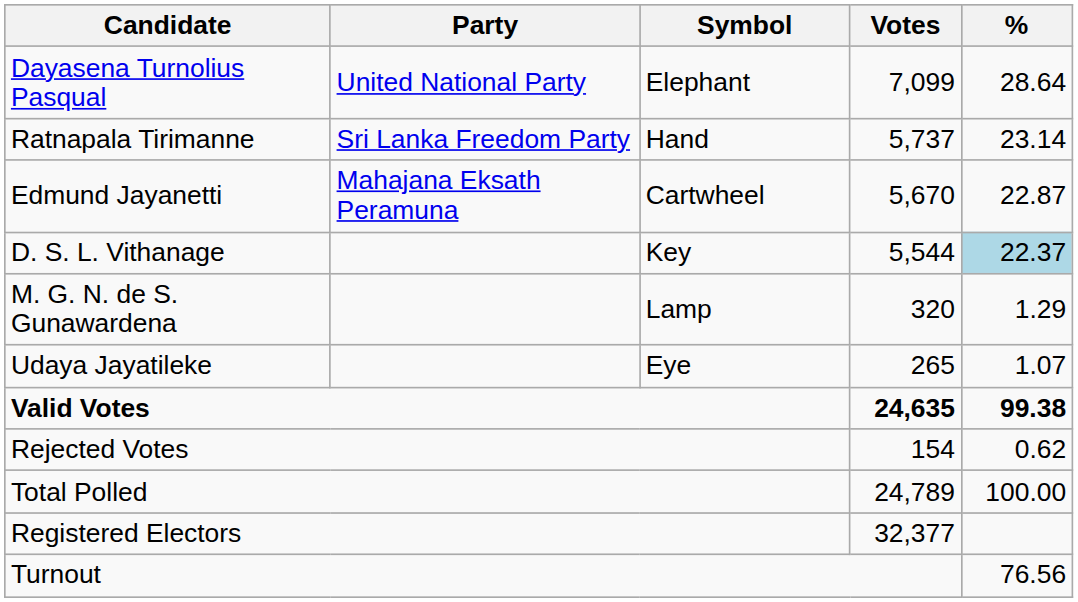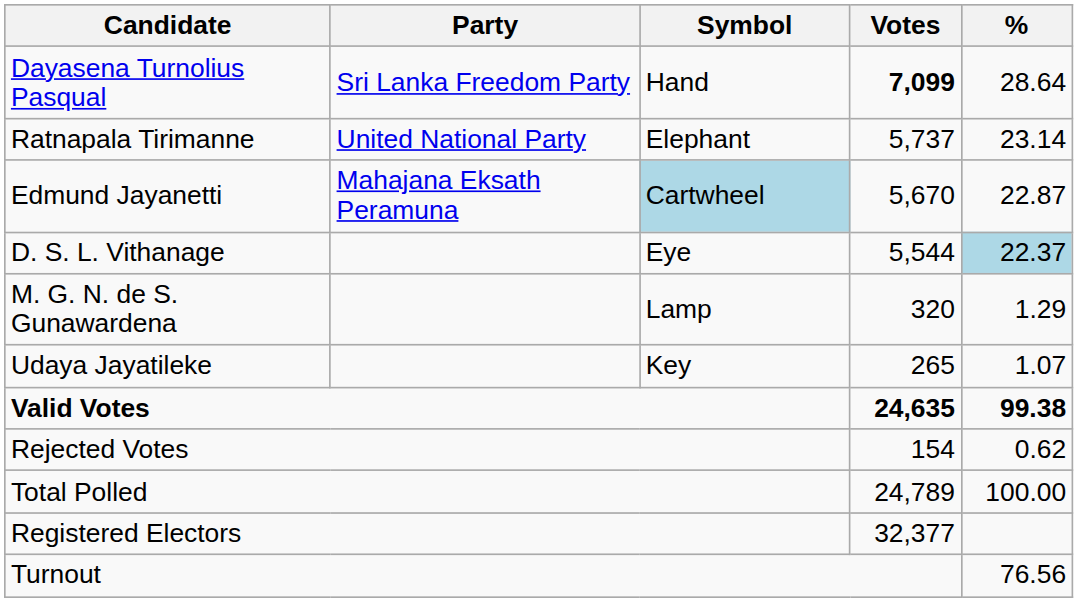(461, 82) United National Party -> (483, 82) Sri Lanka Freedom Party
(698, 82) Elephant -> (677, 82) Hand
(922, 82) normal -> (922, 82) bold
(483, 138) Sri Lanka Freedom Party -> (461, 138) United National Party
(677, 138) Hand -> (698, 138) Elephant
(705, 195) no background -> (705, 195) lightblue background
(668, 252) Key -> (668, 252) Eye
(668, 365) Eye -> (668, 365) Key
